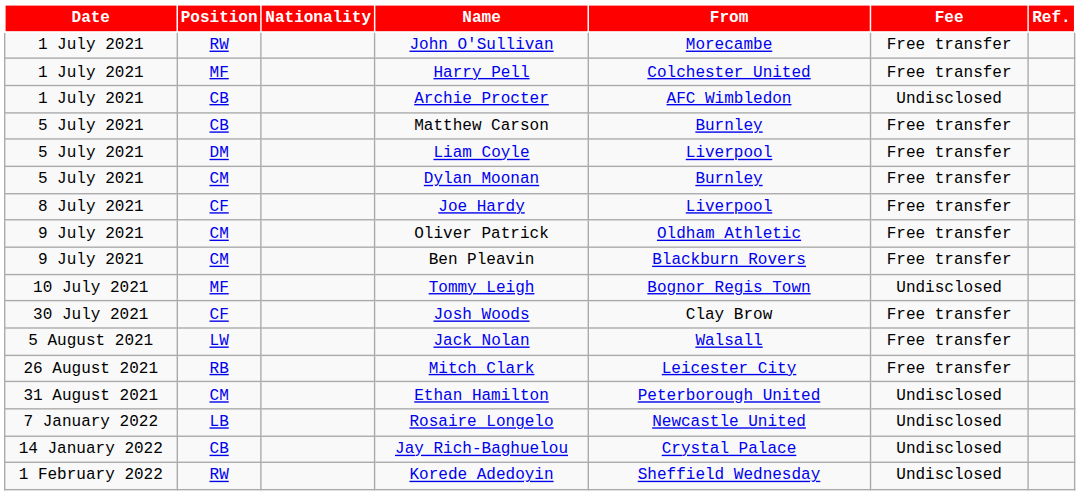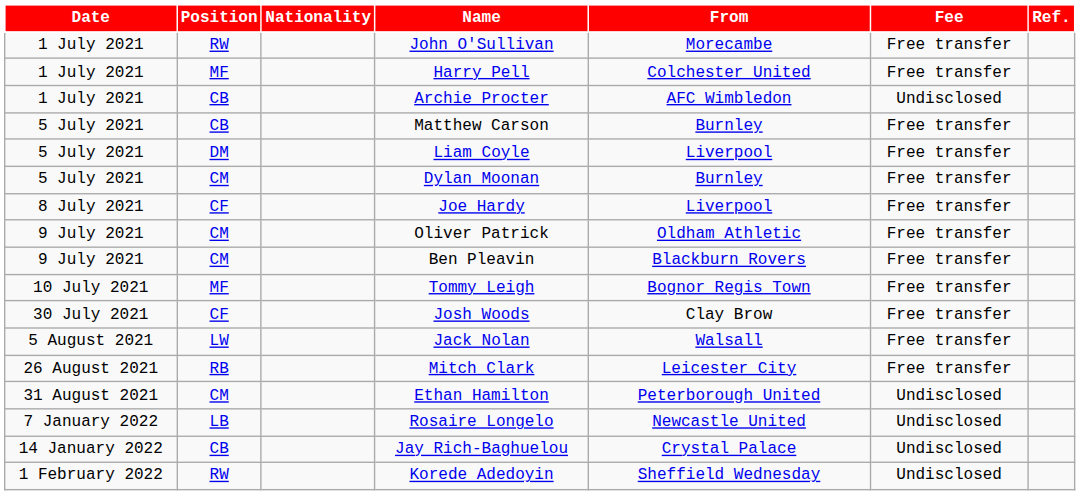(949, 287) Undisclosed -> (949, 287) Free transfer
